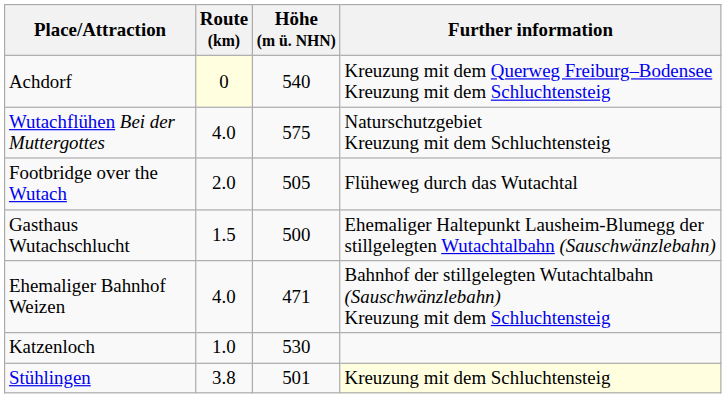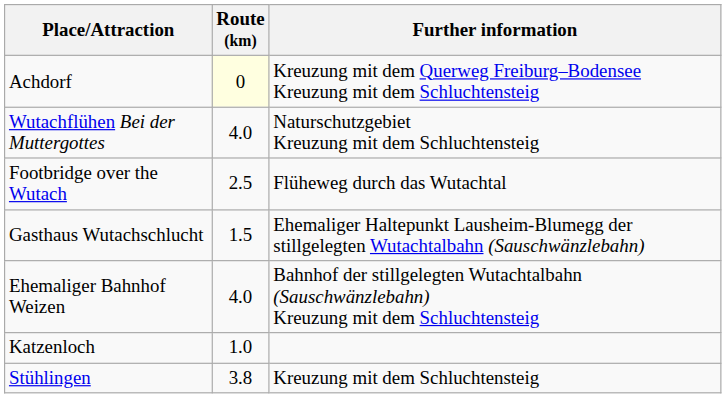- column: (296, 30)
(224, 183) 2.0 -> (240, 183) 2.5
(477, 377) lightyellow background -> (406, 377) no background
